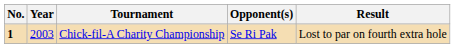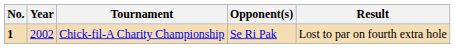(42, 34) 2003 -> (42, 34) 2002
